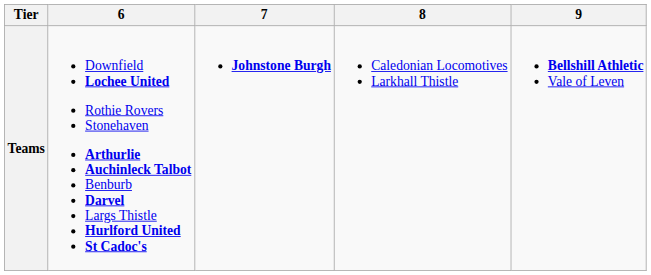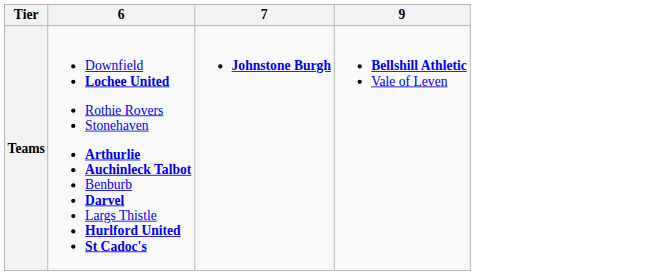- column: (422, 15)
